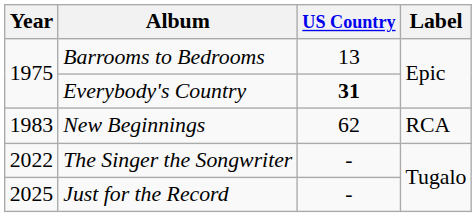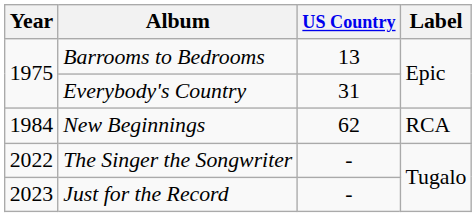(349, 90) bold -> (349, 90) normal
(31, 125) 1983 -> (31, 125) 1984
(31, 194) 2025 -> (31, 194) 2023
